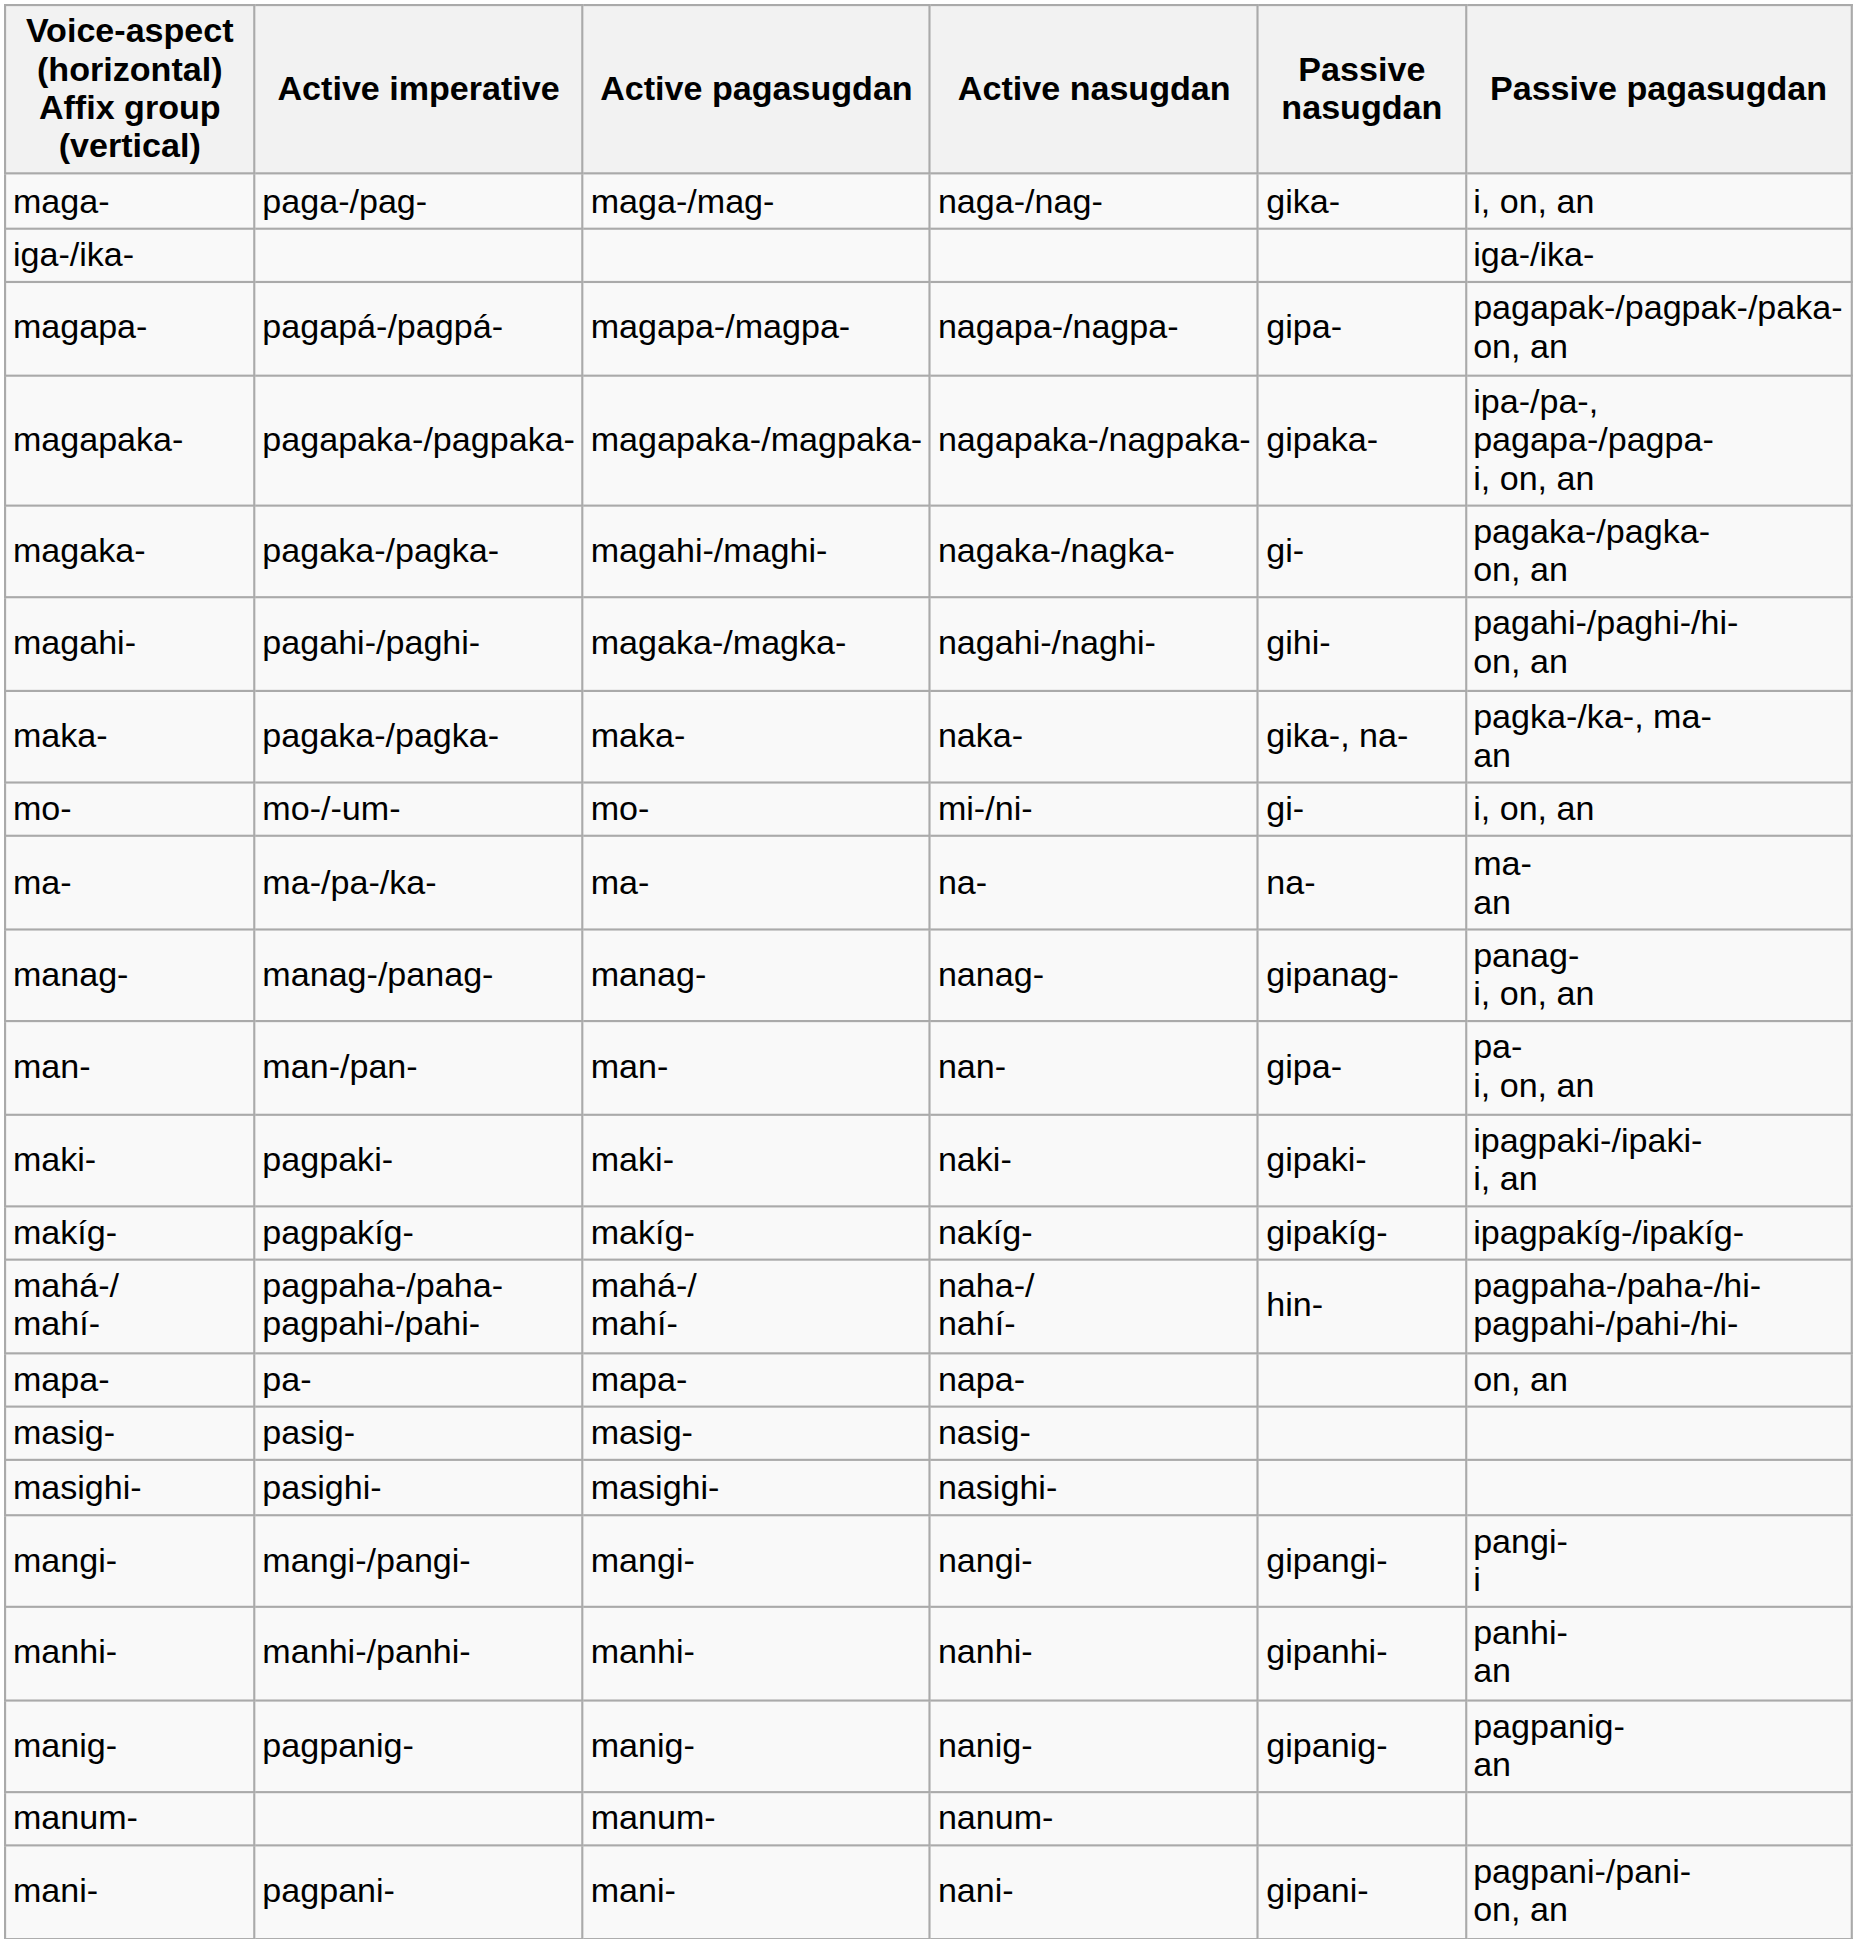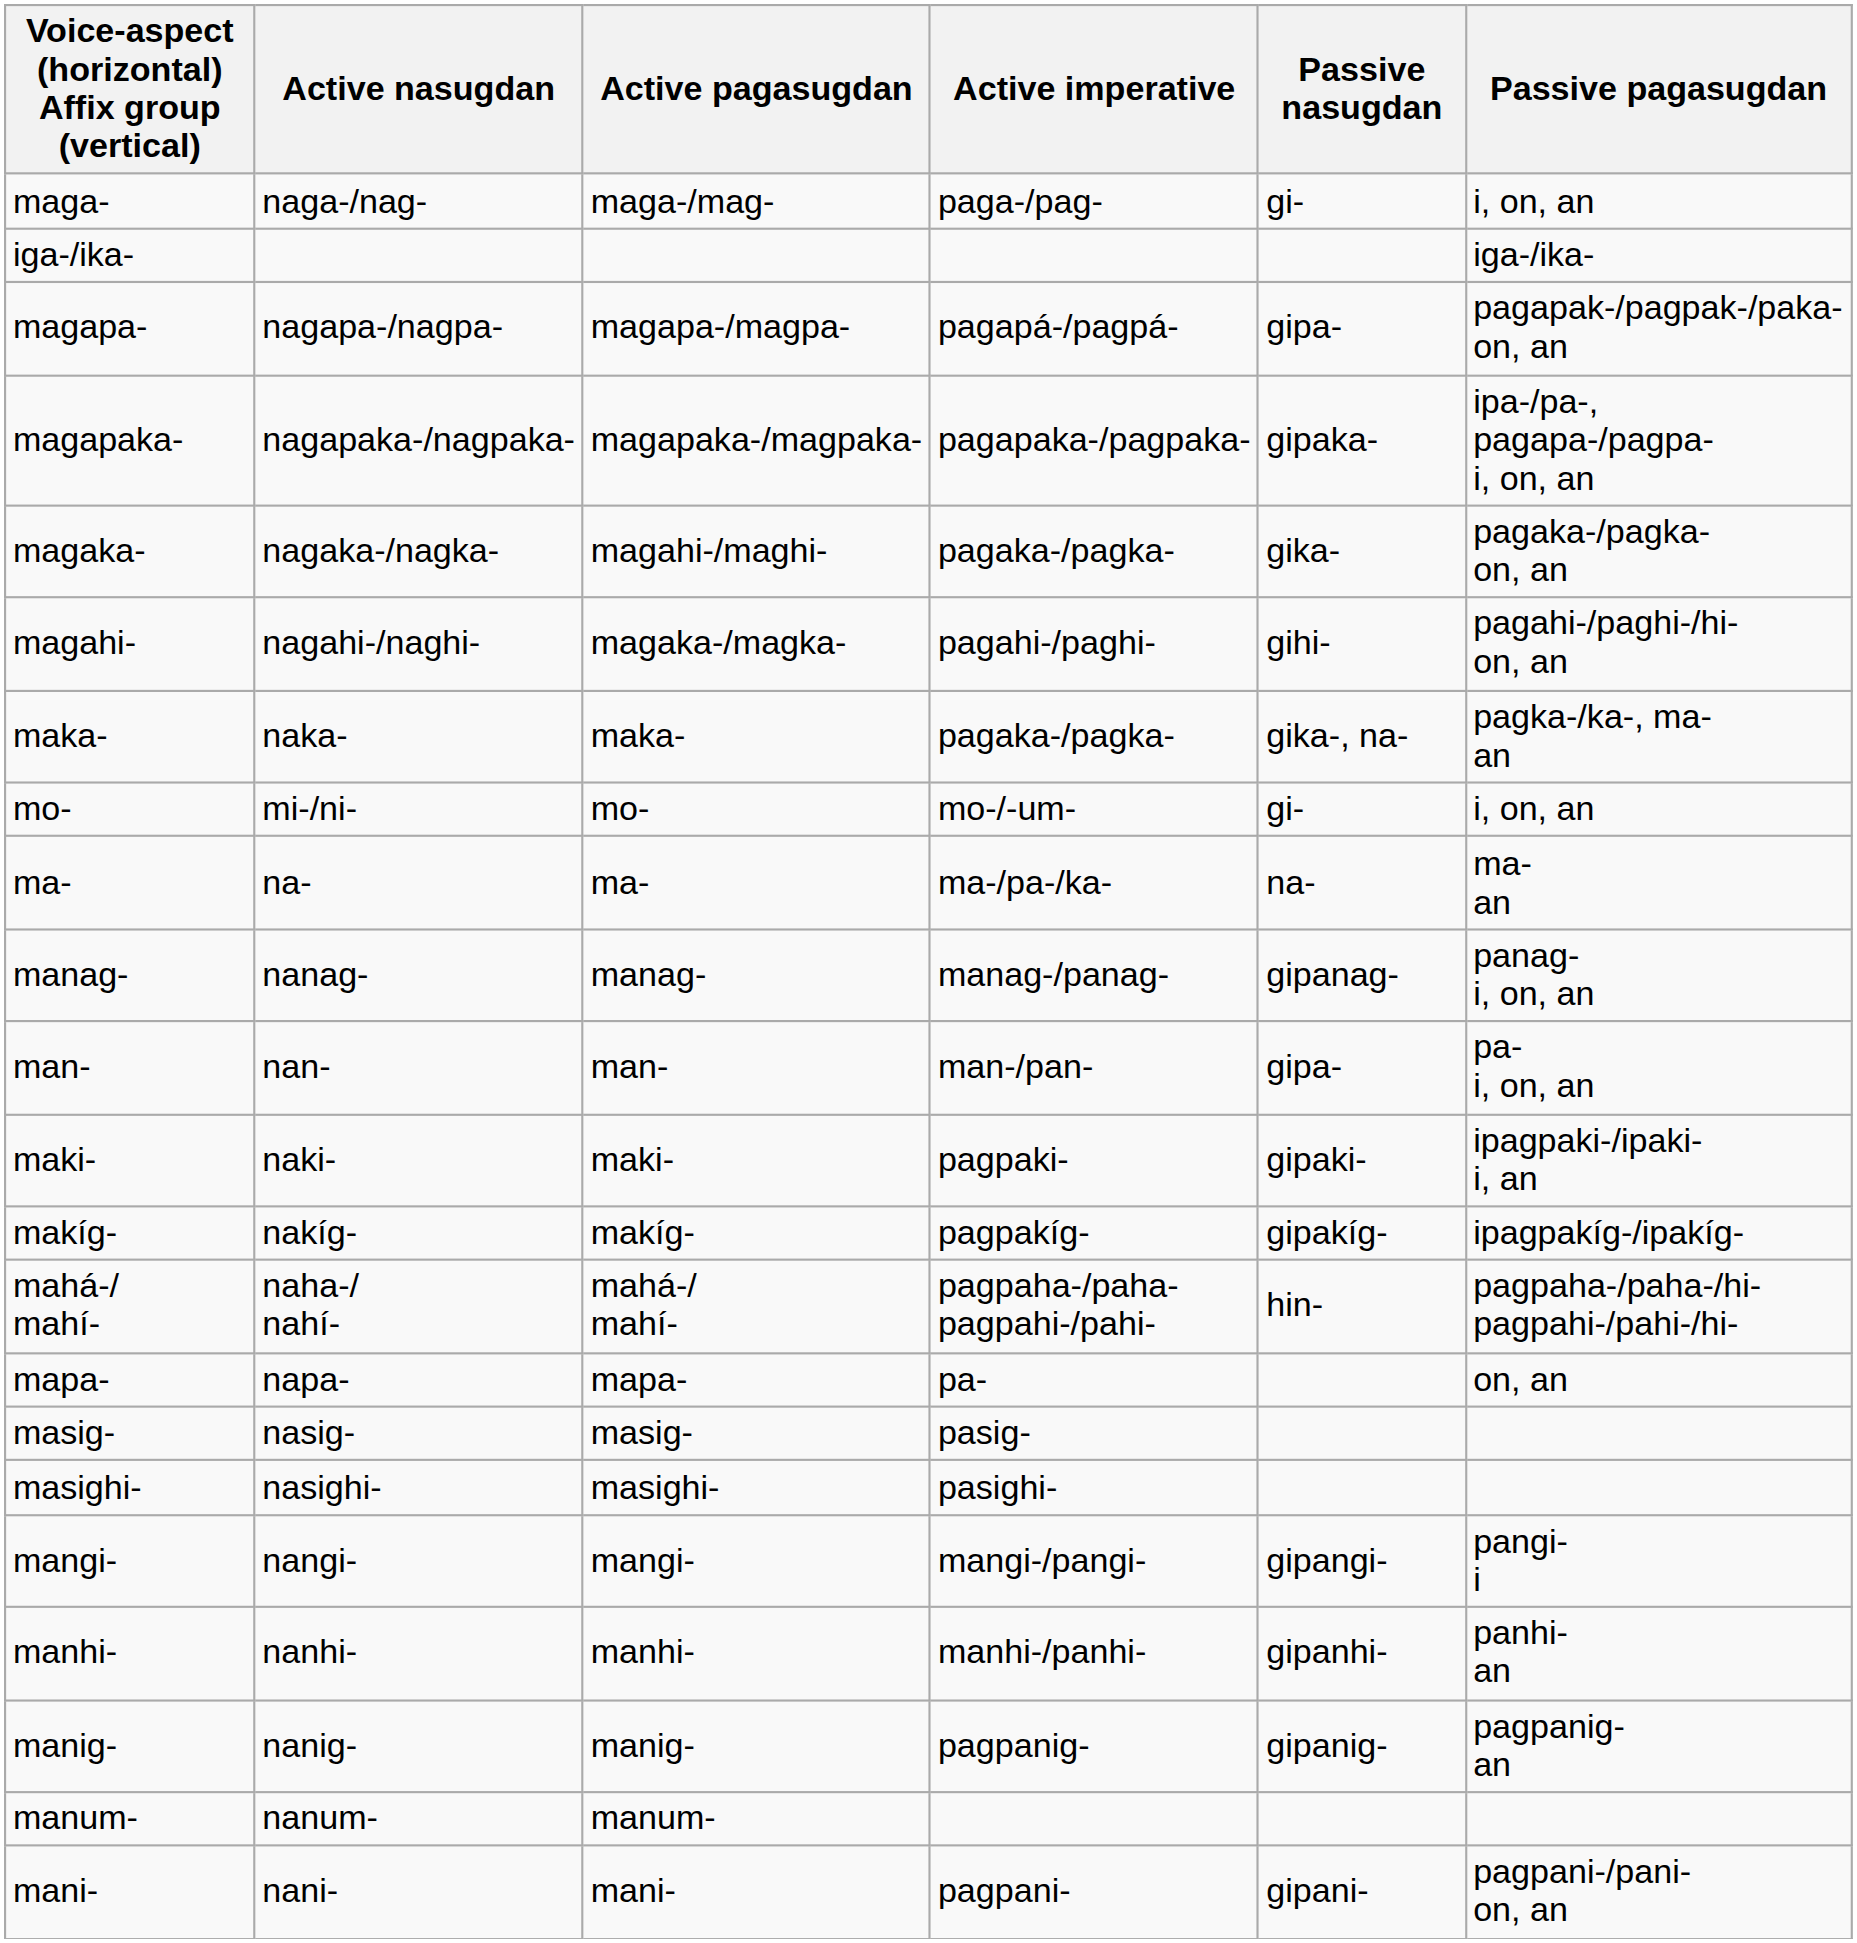columns swapped: (1094, 89) <-> (419, 89)
(1303, 200) gika- -> (1285, 200) gi-
(1285, 550) gi- -> (1303, 550) gika-
